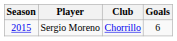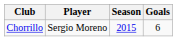columns swapped: (21, 12) <-> (123, 12)
